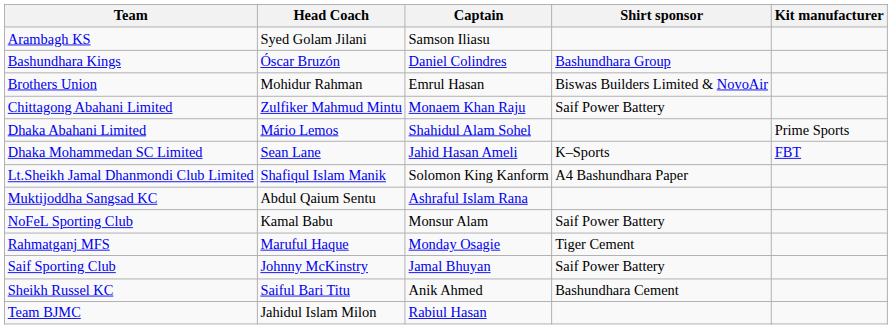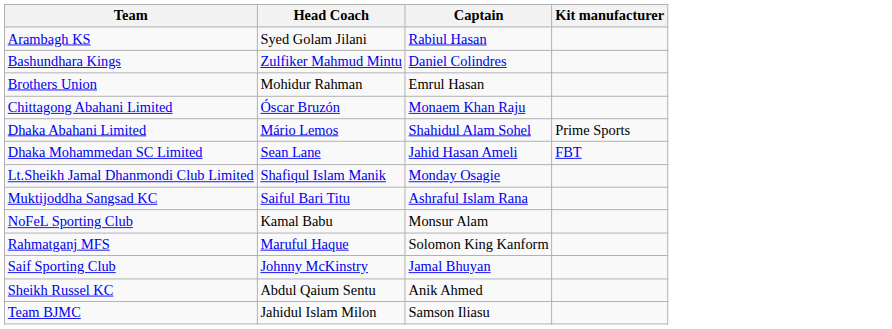- column: (662, 15)
(449, 38) Samson Iliasu -> (448, 38) Rabiul Hasan
(300, 61) Óscar Bruzón -> (331, 61) Zulfiker Mahmud Mintu
(331, 107) Zulfiker Mahmud Mintu -> (300, 107) Óscar Bruzón
(479, 175) Solomon King Kanform -> (454, 175) Monday Osagie
(318, 198) Abdul Qaium Sentu -> (305, 198) Saiful Bari Titu
(454, 244) Monday Osagie -> (479, 244) Solomon King Kanform
(305, 289) Saiful Bari Titu -> (318, 289) Abdul Qaium Sentu
(448, 312) Rabiul Hasan -> (449, 312) Samson Iliasu
